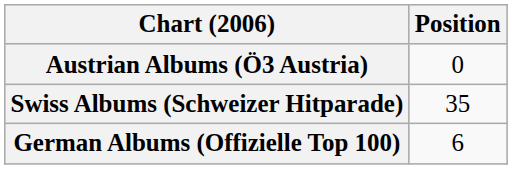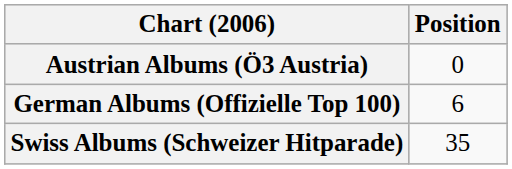rows swapped: (207, 143) <-> (207, 103)
